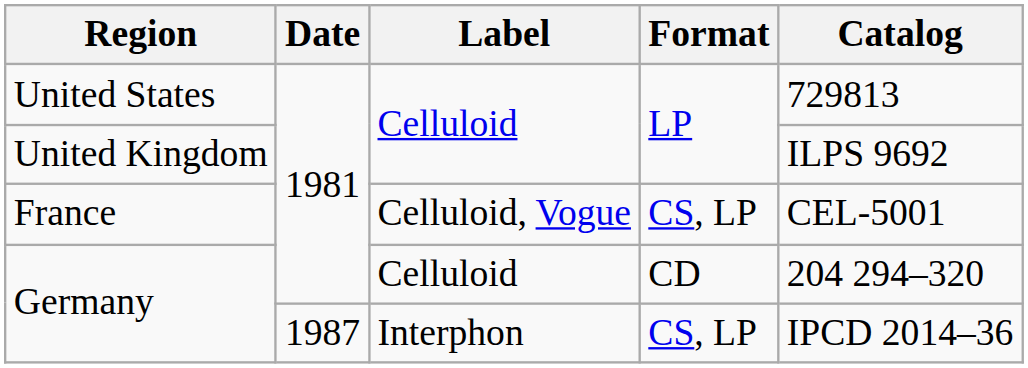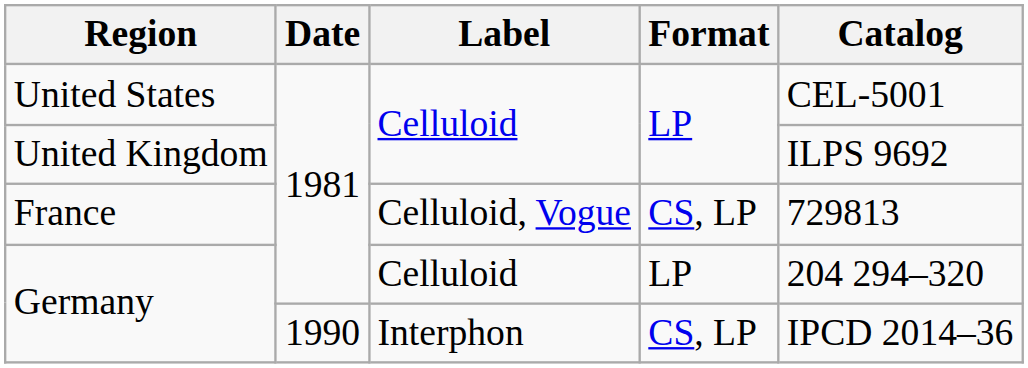(843, 93) 729813 -> (866, 93) CEL-5001
(866, 213) CEL-5001 -> (843, 213) 729813
(674, 272) CD -> (670, 272) LP
(323, 332) 1987 -> (323, 332) 1990
